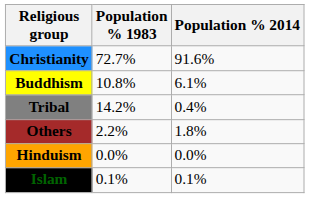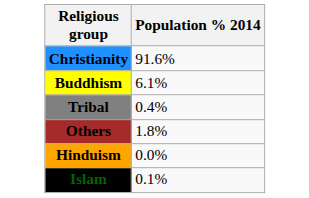- column: (132, 25)
